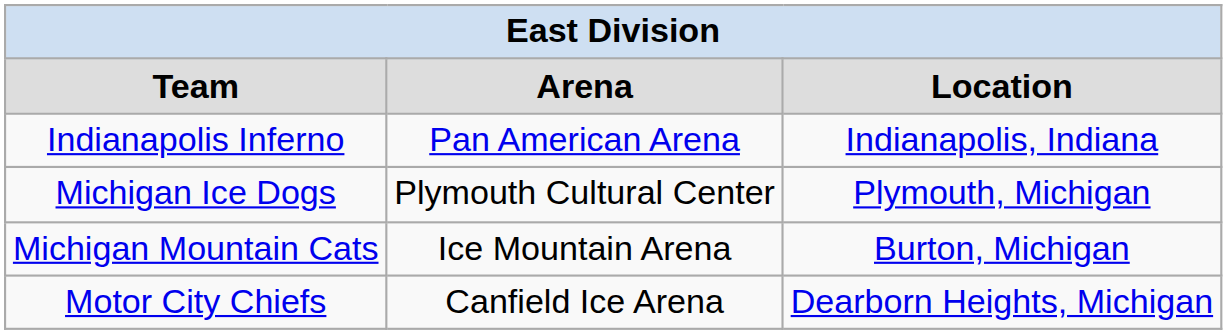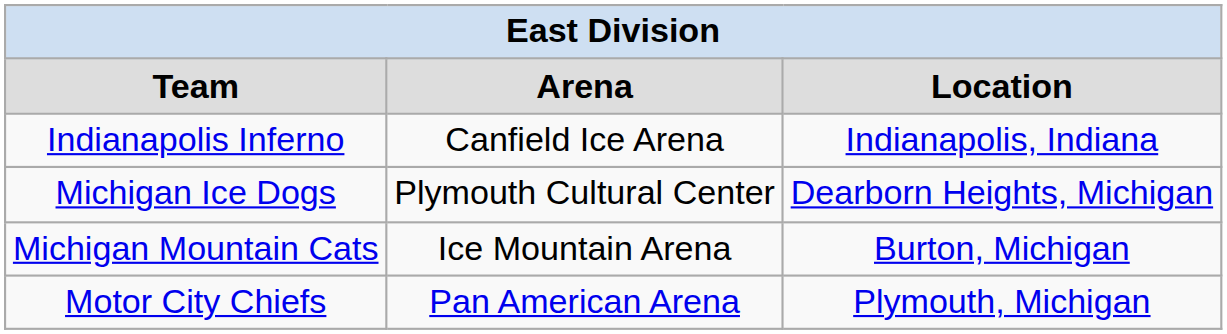(585, 139) Pan American Arena -> (585, 139) Canfield Ice Arena
(1002, 193) Plymouth, Michigan -> (1002, 193) Dearborn Heights, Michigan
(585, 301) Canfield Ice Arena -> (585, 301) Pan American Arena
(1002, 301) Dearborn Heights, Michigan -> (1002, 301) Plymouth, Michigan
